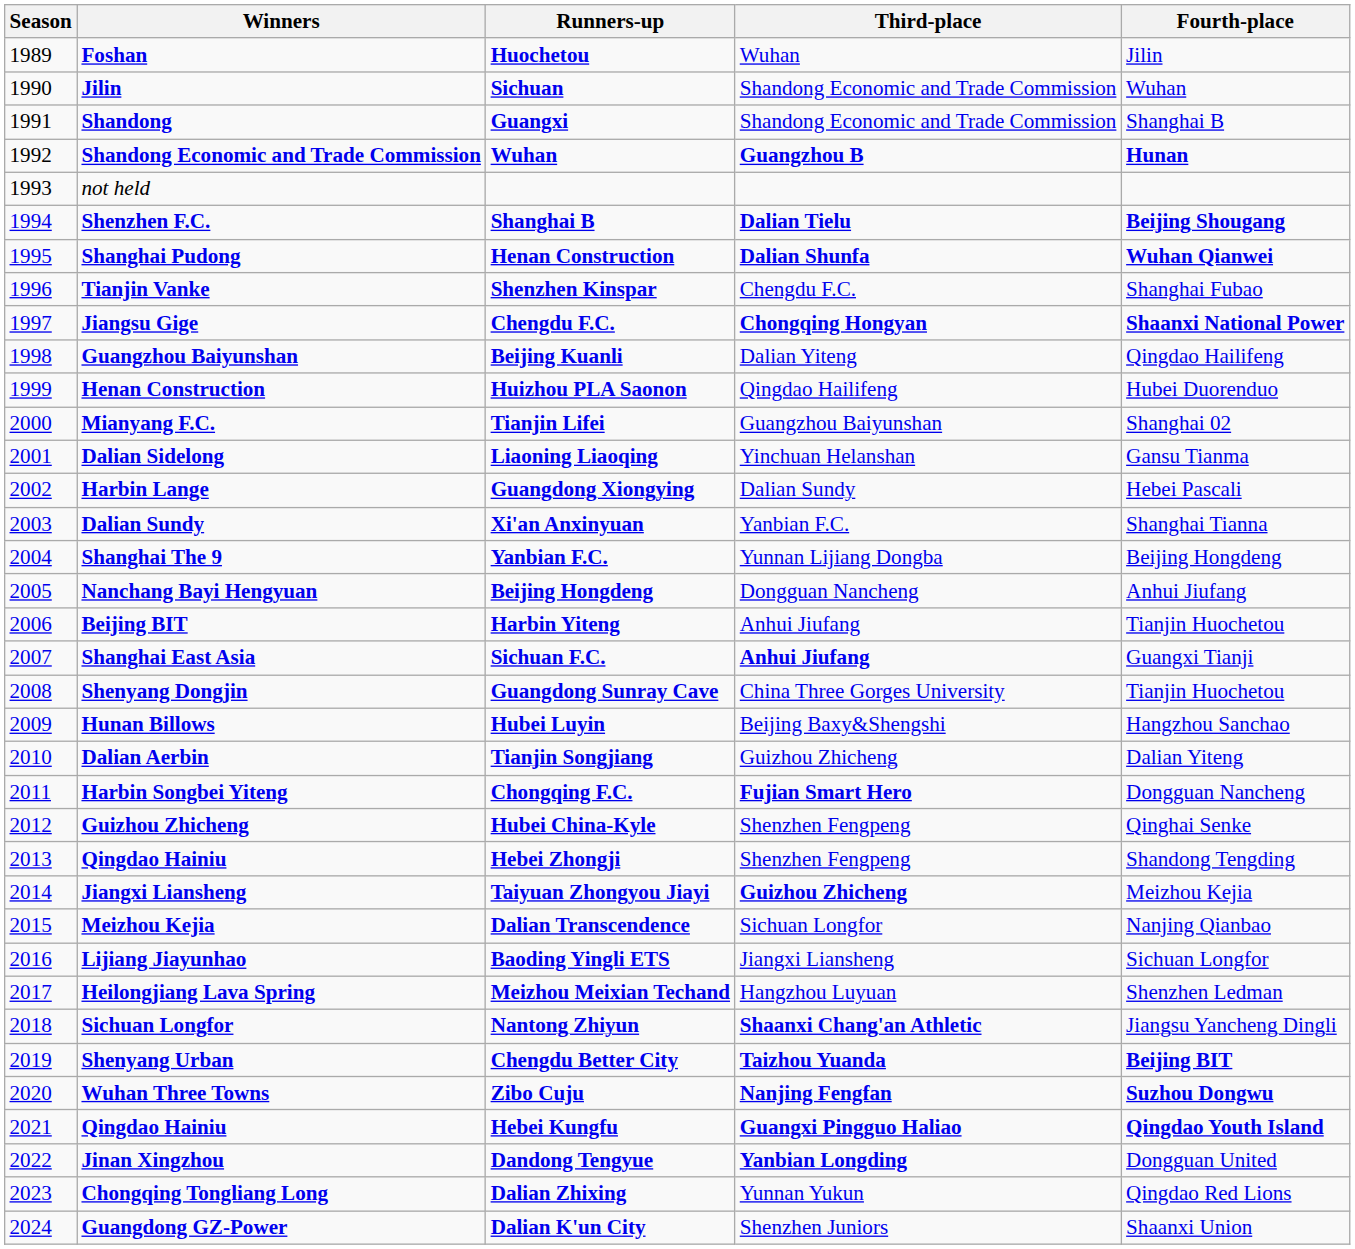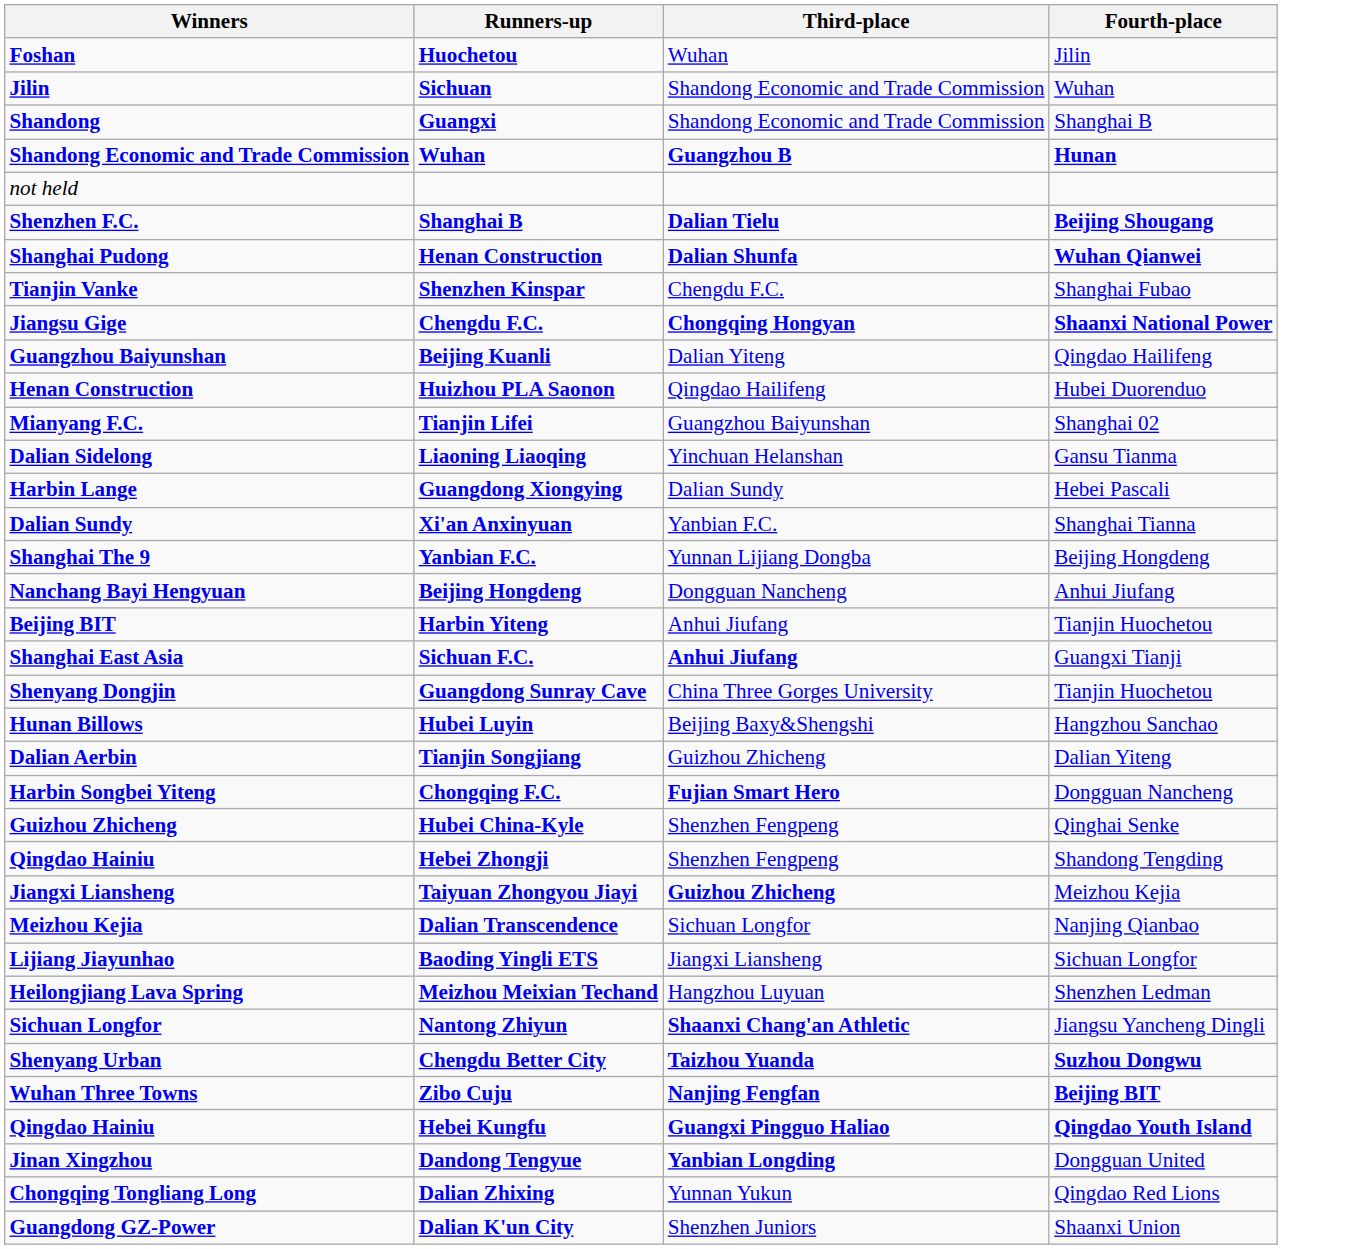- column: (41, 21)
(1179, 1059) Beijing BIT -> (1128, 1059) Suzhou Dongwu
(1200, 1093) Suzhou Dongwu -> (1107, 1093) Beijing BIT
